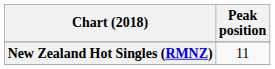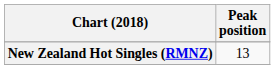(243, 53) 11 -> (243, 53) 13
